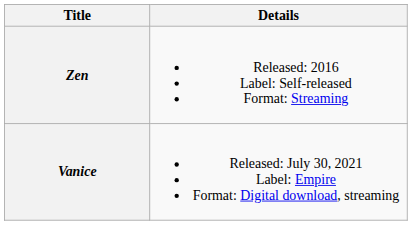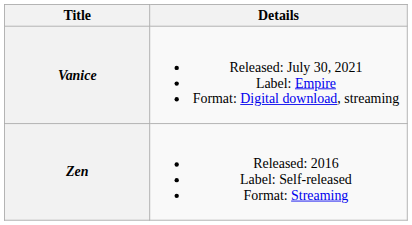rows swapped: (77, 75) <-> (77, 171)
